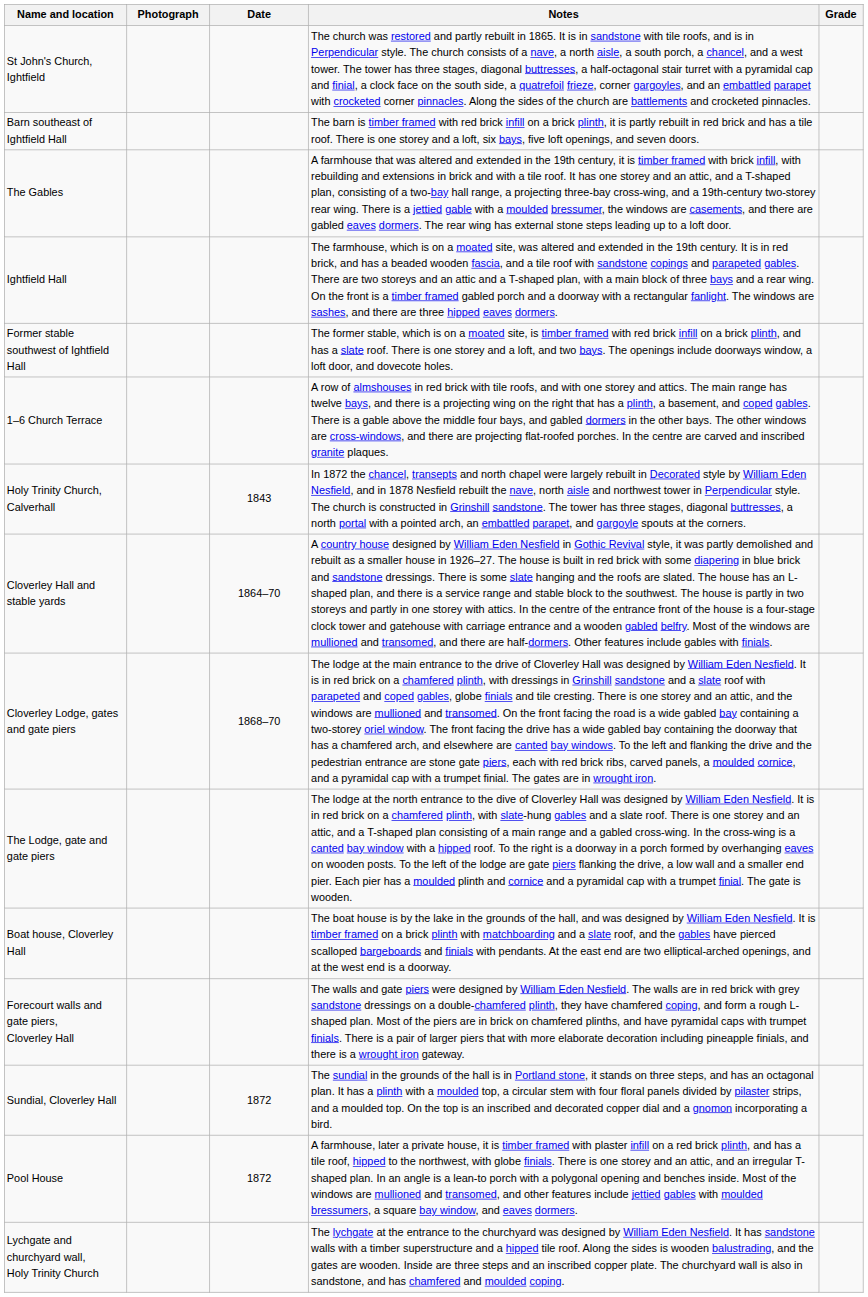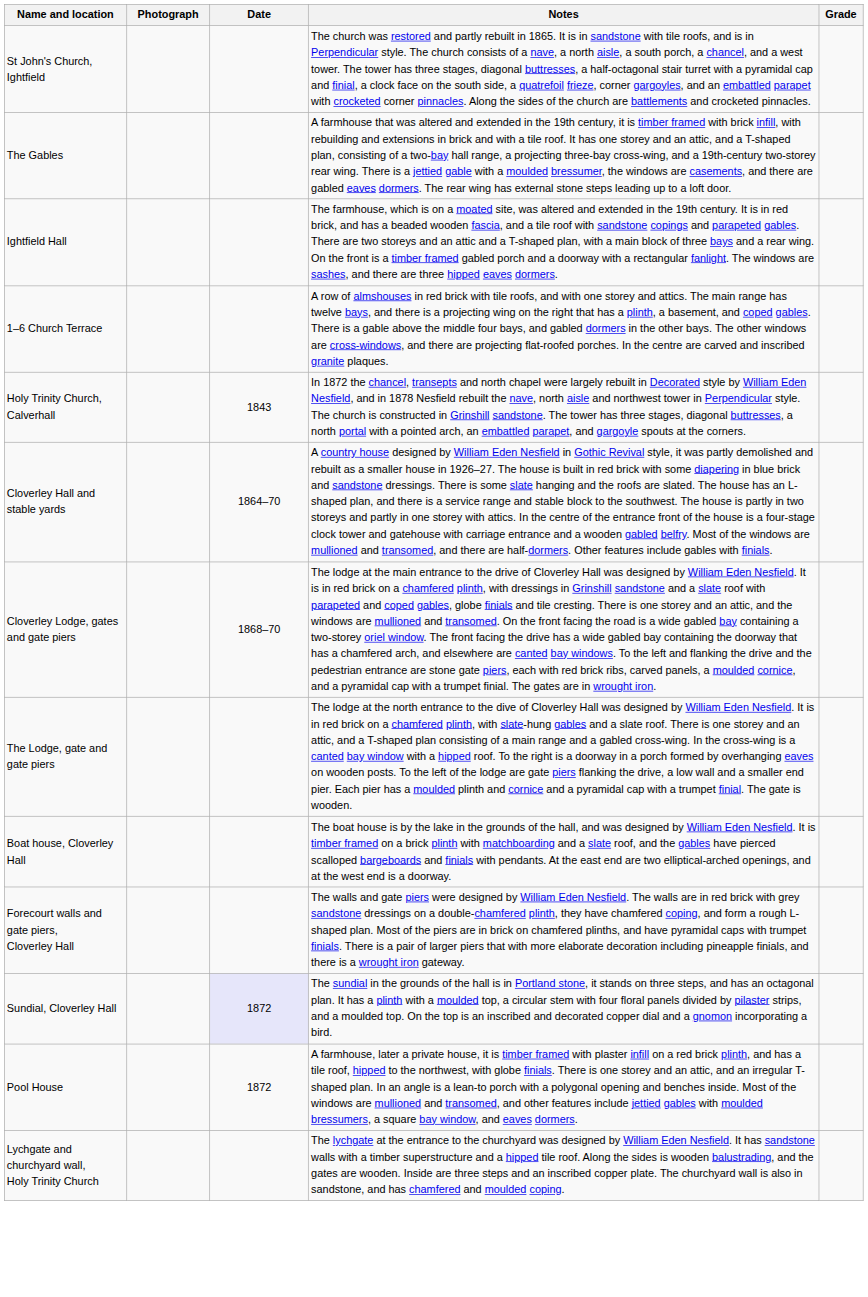- row: (49, 131)
- row: (58, 350)
(259, 1100) no background -> (259, 1008) lavender background
